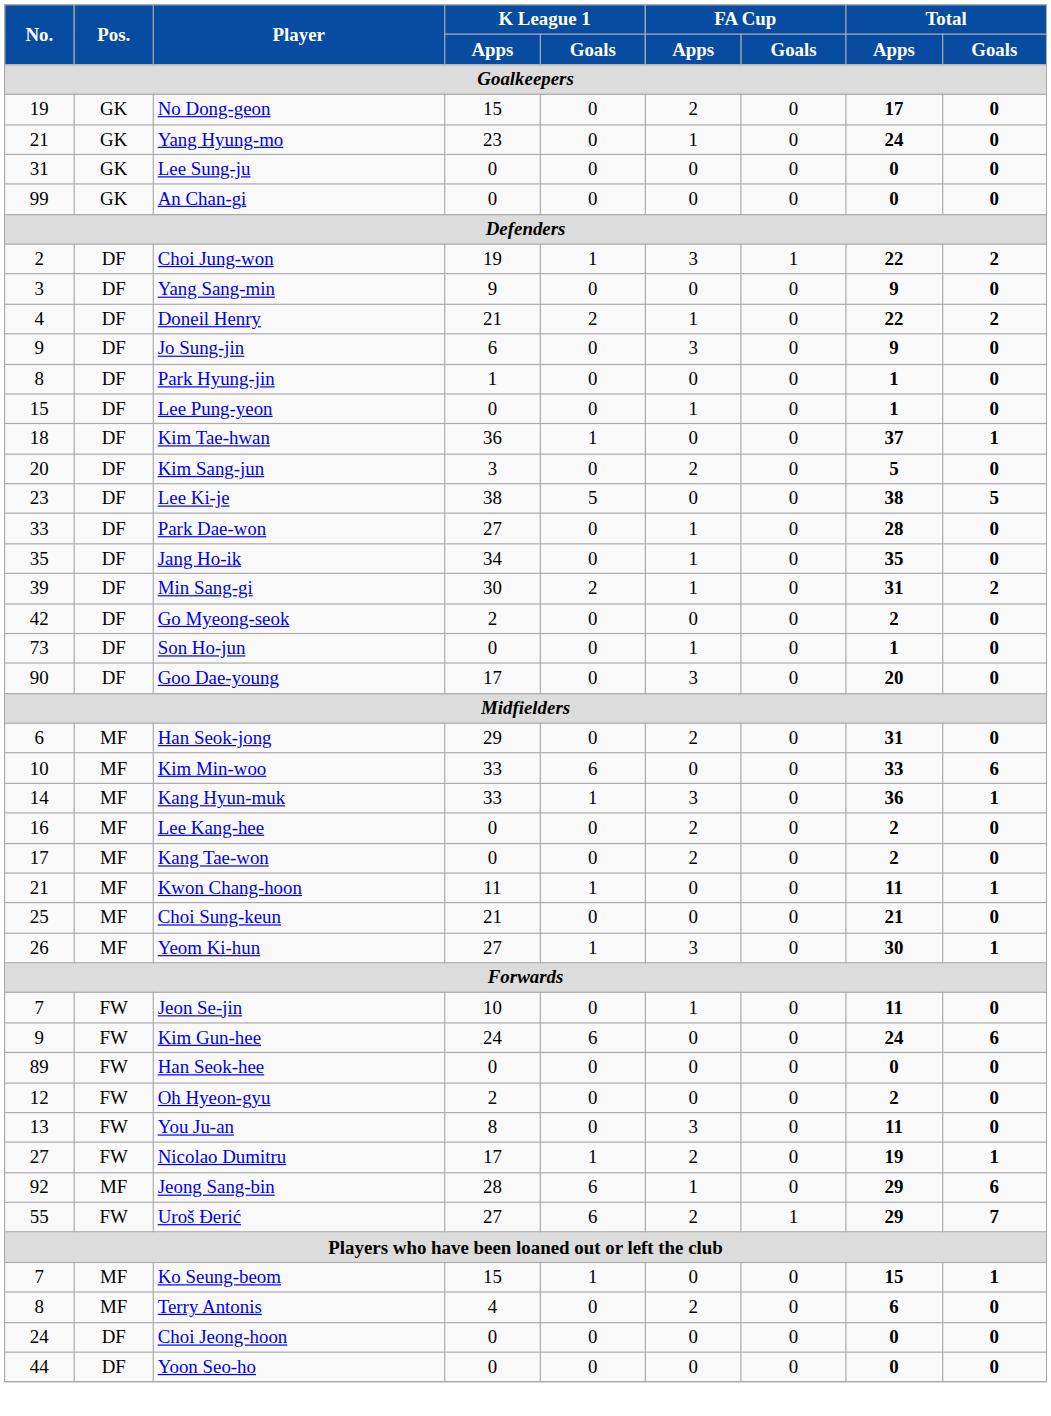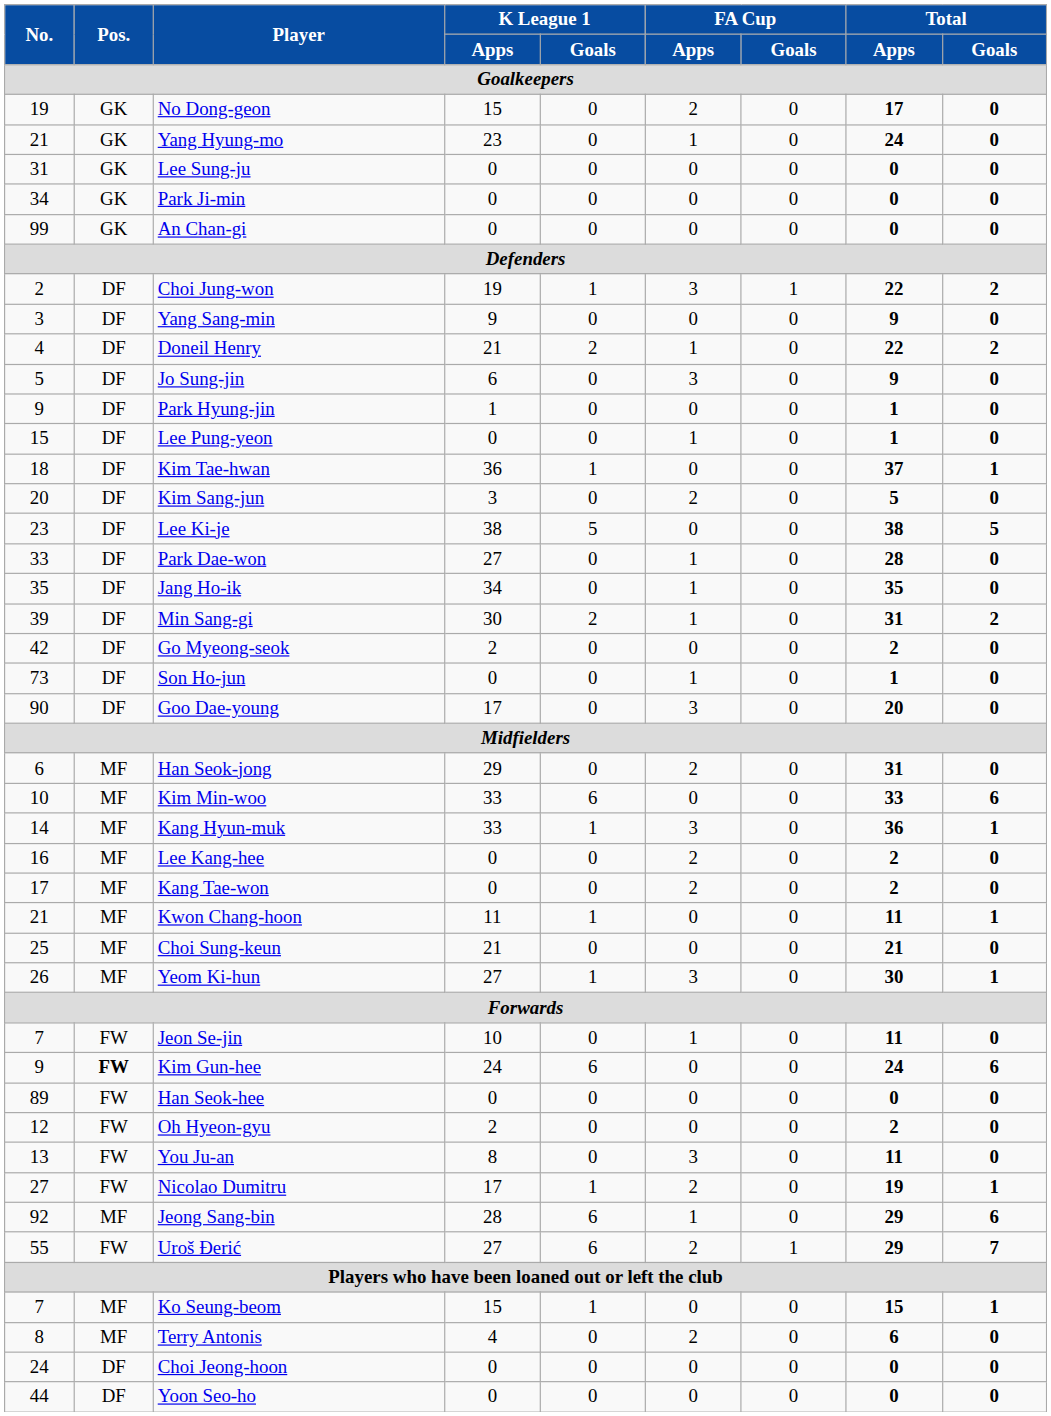+ row: (202, 199)
(39, 348) 9 -> (39, 378) 5
(39, 378) 8 -> (39, 408) 9
(114, 1037) normal -> (114, 1067) bold
